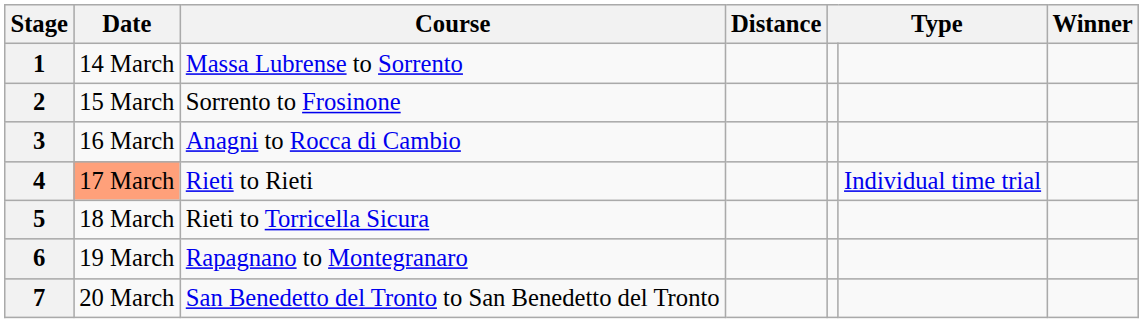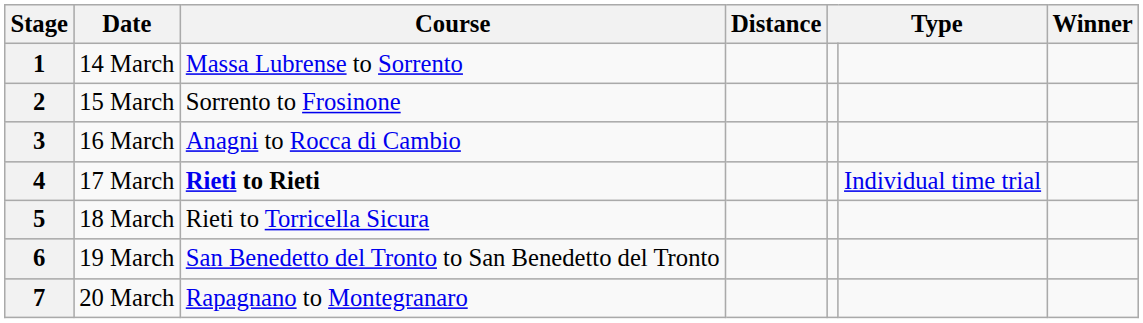(127, 180) lightsalmon background -> (127, 180) no background
(249, 180) normal -> (253, 180) bold
(327, 258) Rapagnano to Montegranaro -> (453, 258) San Benedetto del Tronto to San Benedetto del Tronto
(453, 297) San Benedetto del Tronto to San Benedetto del Tronto -> (327, 297) Rapagnano to Montegranaro
